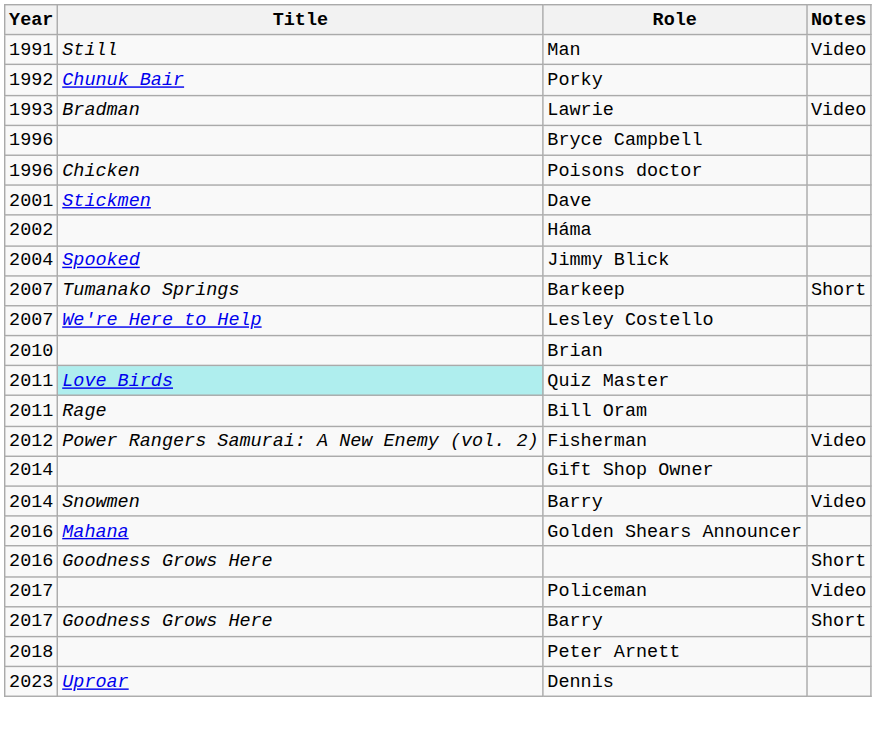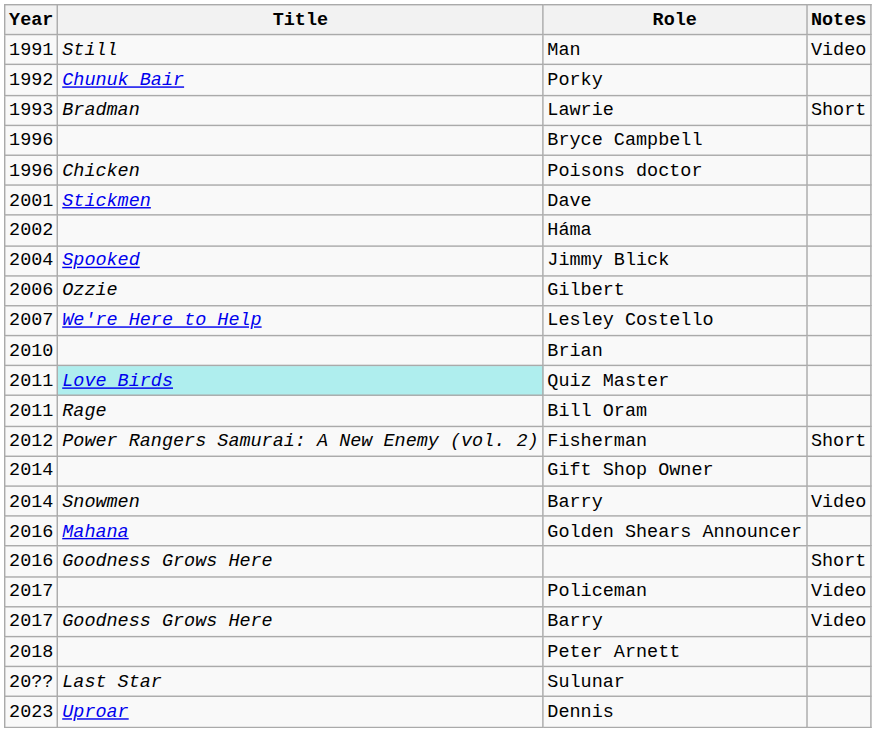(839, 110) Video -> (839, 110) Short
+ row: (31, 291)
- row: (31, 291)
(839, 441) Video -> (839, 441) Short
(839, 621) Short -> (839, 621) Video
+ row: (31, 682)
